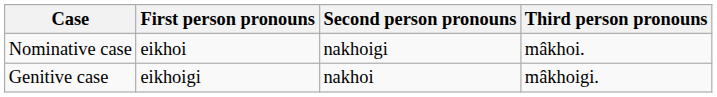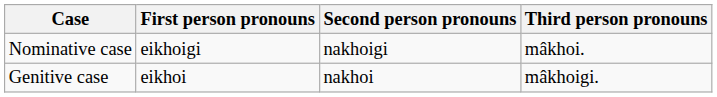(163, 48) eikhoi -> (171, 48) eikhoigi
(171, 77) eikhoigi -> (163, 77) eikhoi
